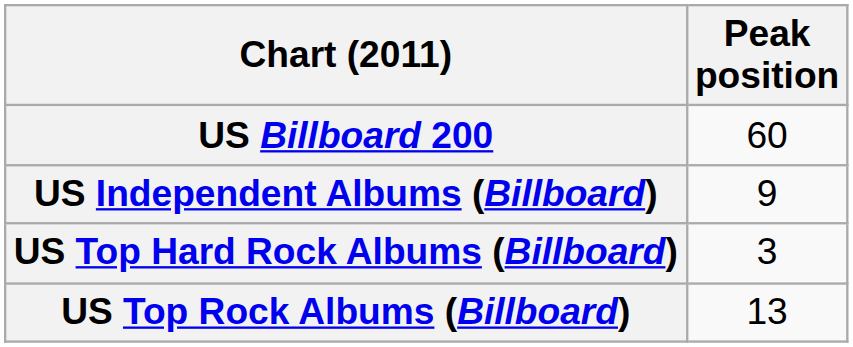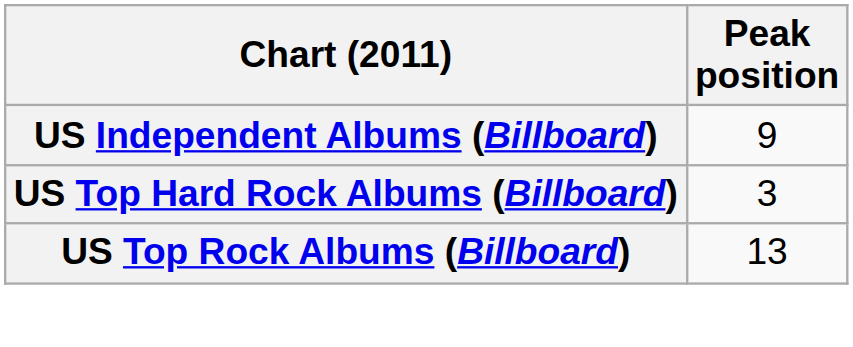- row: (346, 134)
